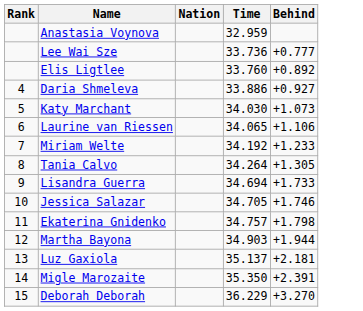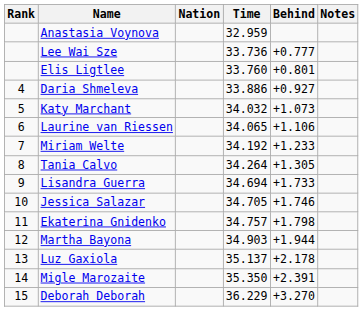+ column: (338, 14)
(294, 70) +0.892 -> (294, 70) +0.801
(247, 108) 34.030 -> (247, 108) 34.032
(294, 259) +2.181 -> (294, 259) +2.178
